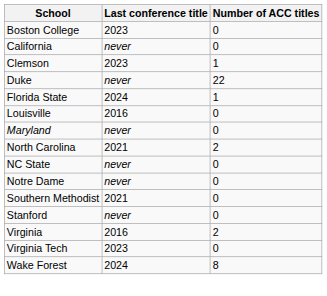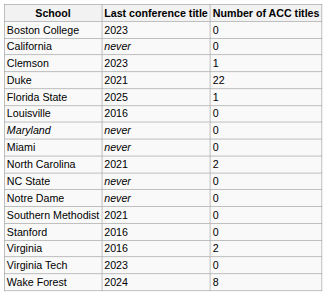(118, 81) never -> (116, 81) 2021
(116, 97) 2024 -> (116, 97) 2025
+ row: (21, 148)
(118, 215) never -> (116, 232) 2016
